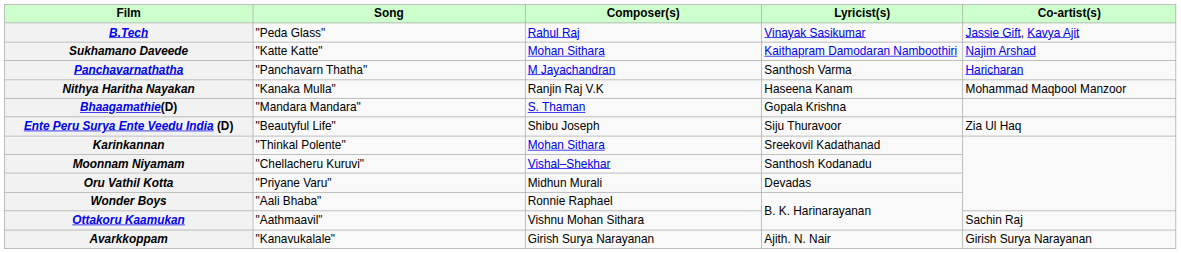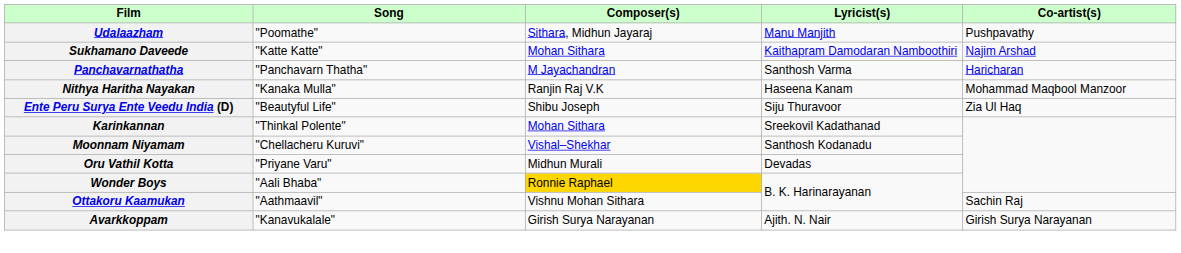+ row: (129, 32)
- row: (129, 32)
- row: (129, 107)
(570, 201) no background -> (570, 182) gold background
